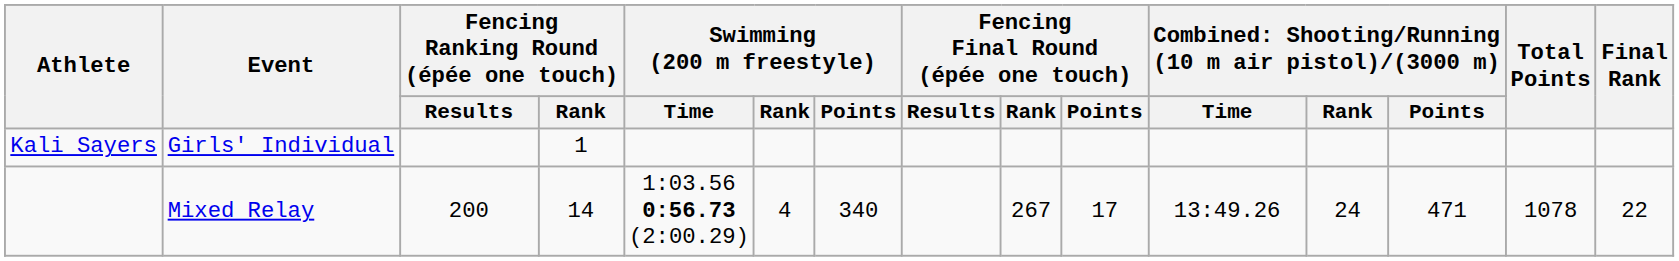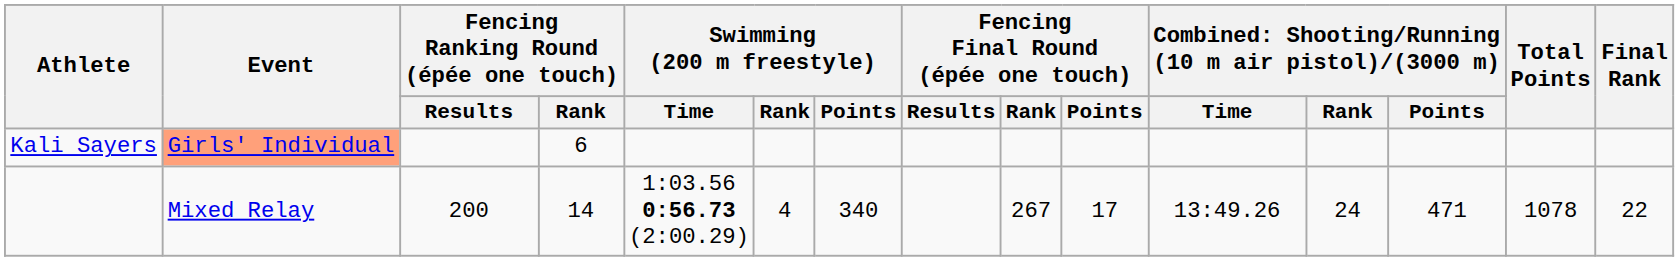(281, 147) no background -> (281, 147) lightsalmon background
(581, 147) 1 -> (581, 147) 6
